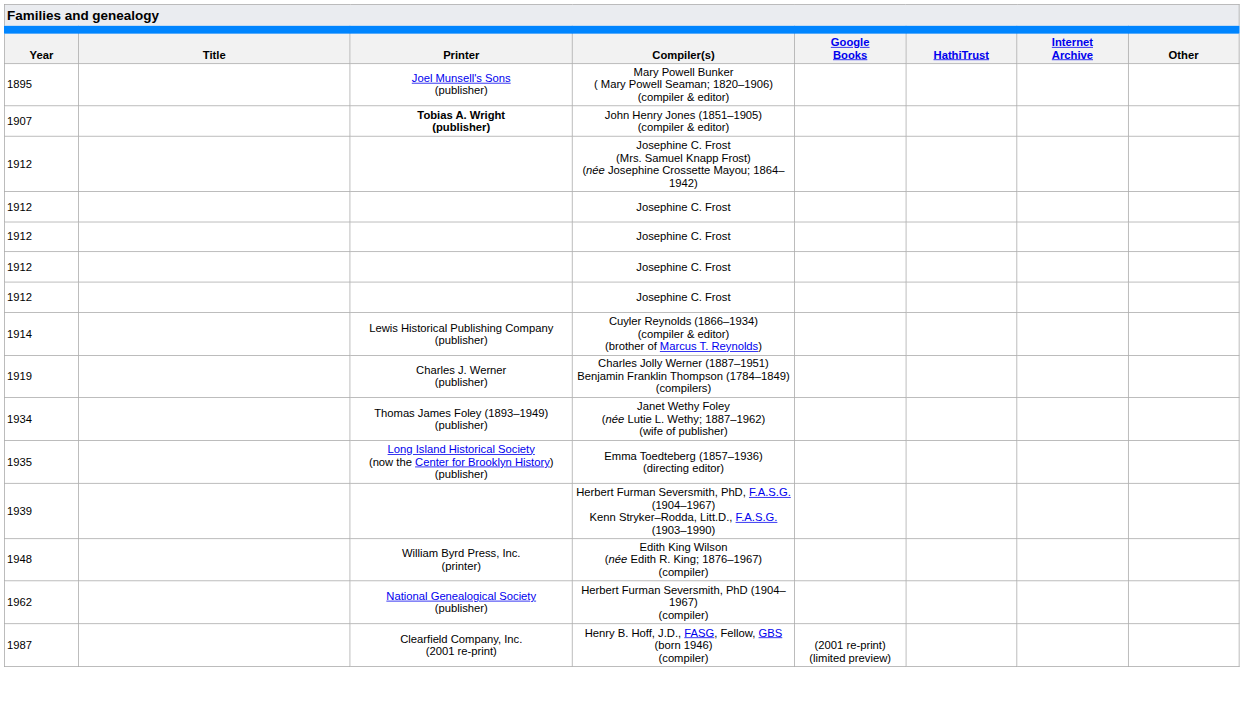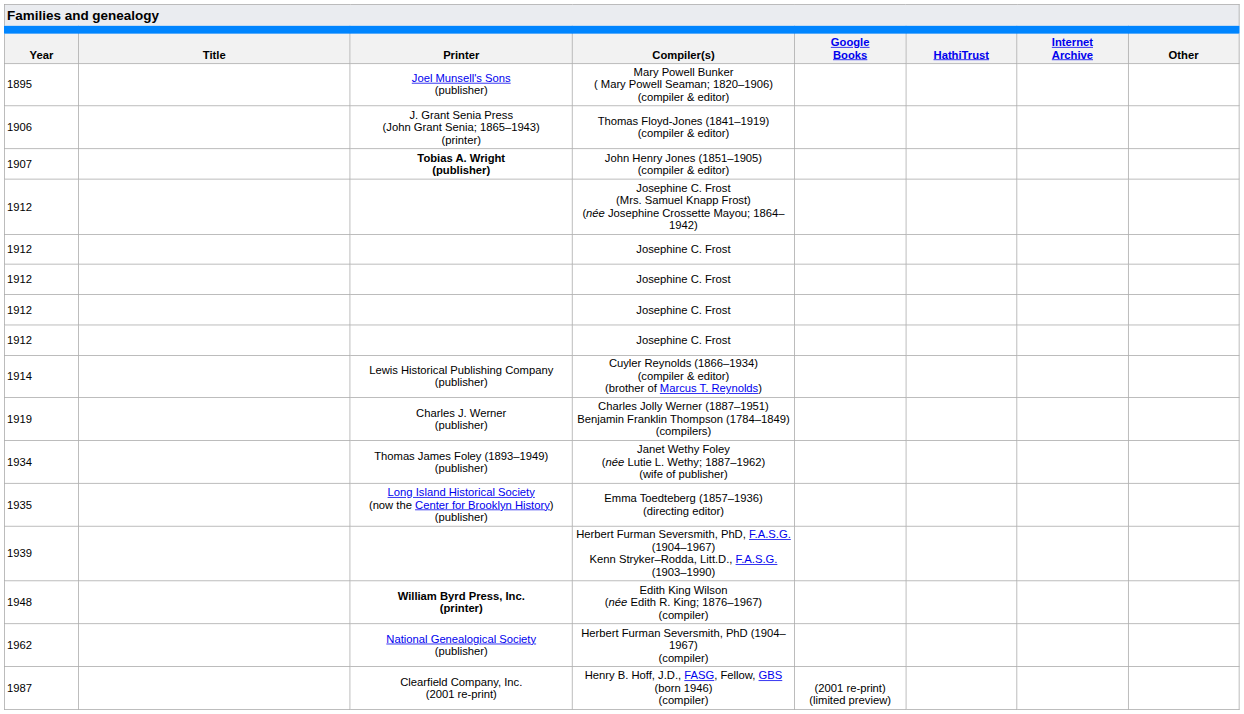+ row: (20, 128)
(461, 560) normal -> (461, 603) bold
